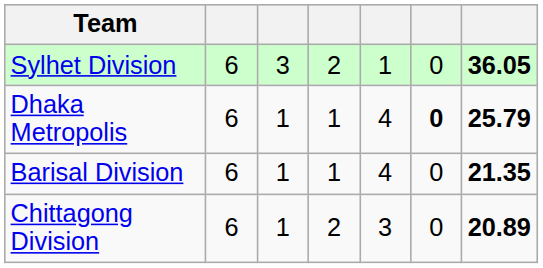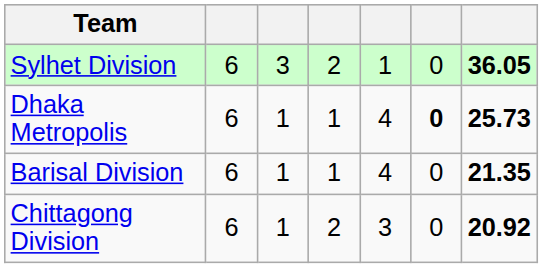(499, 118) 25.79 -> (499, 118) 25.73
(499, 227) 20.89 -> (499, 227) 20.92
